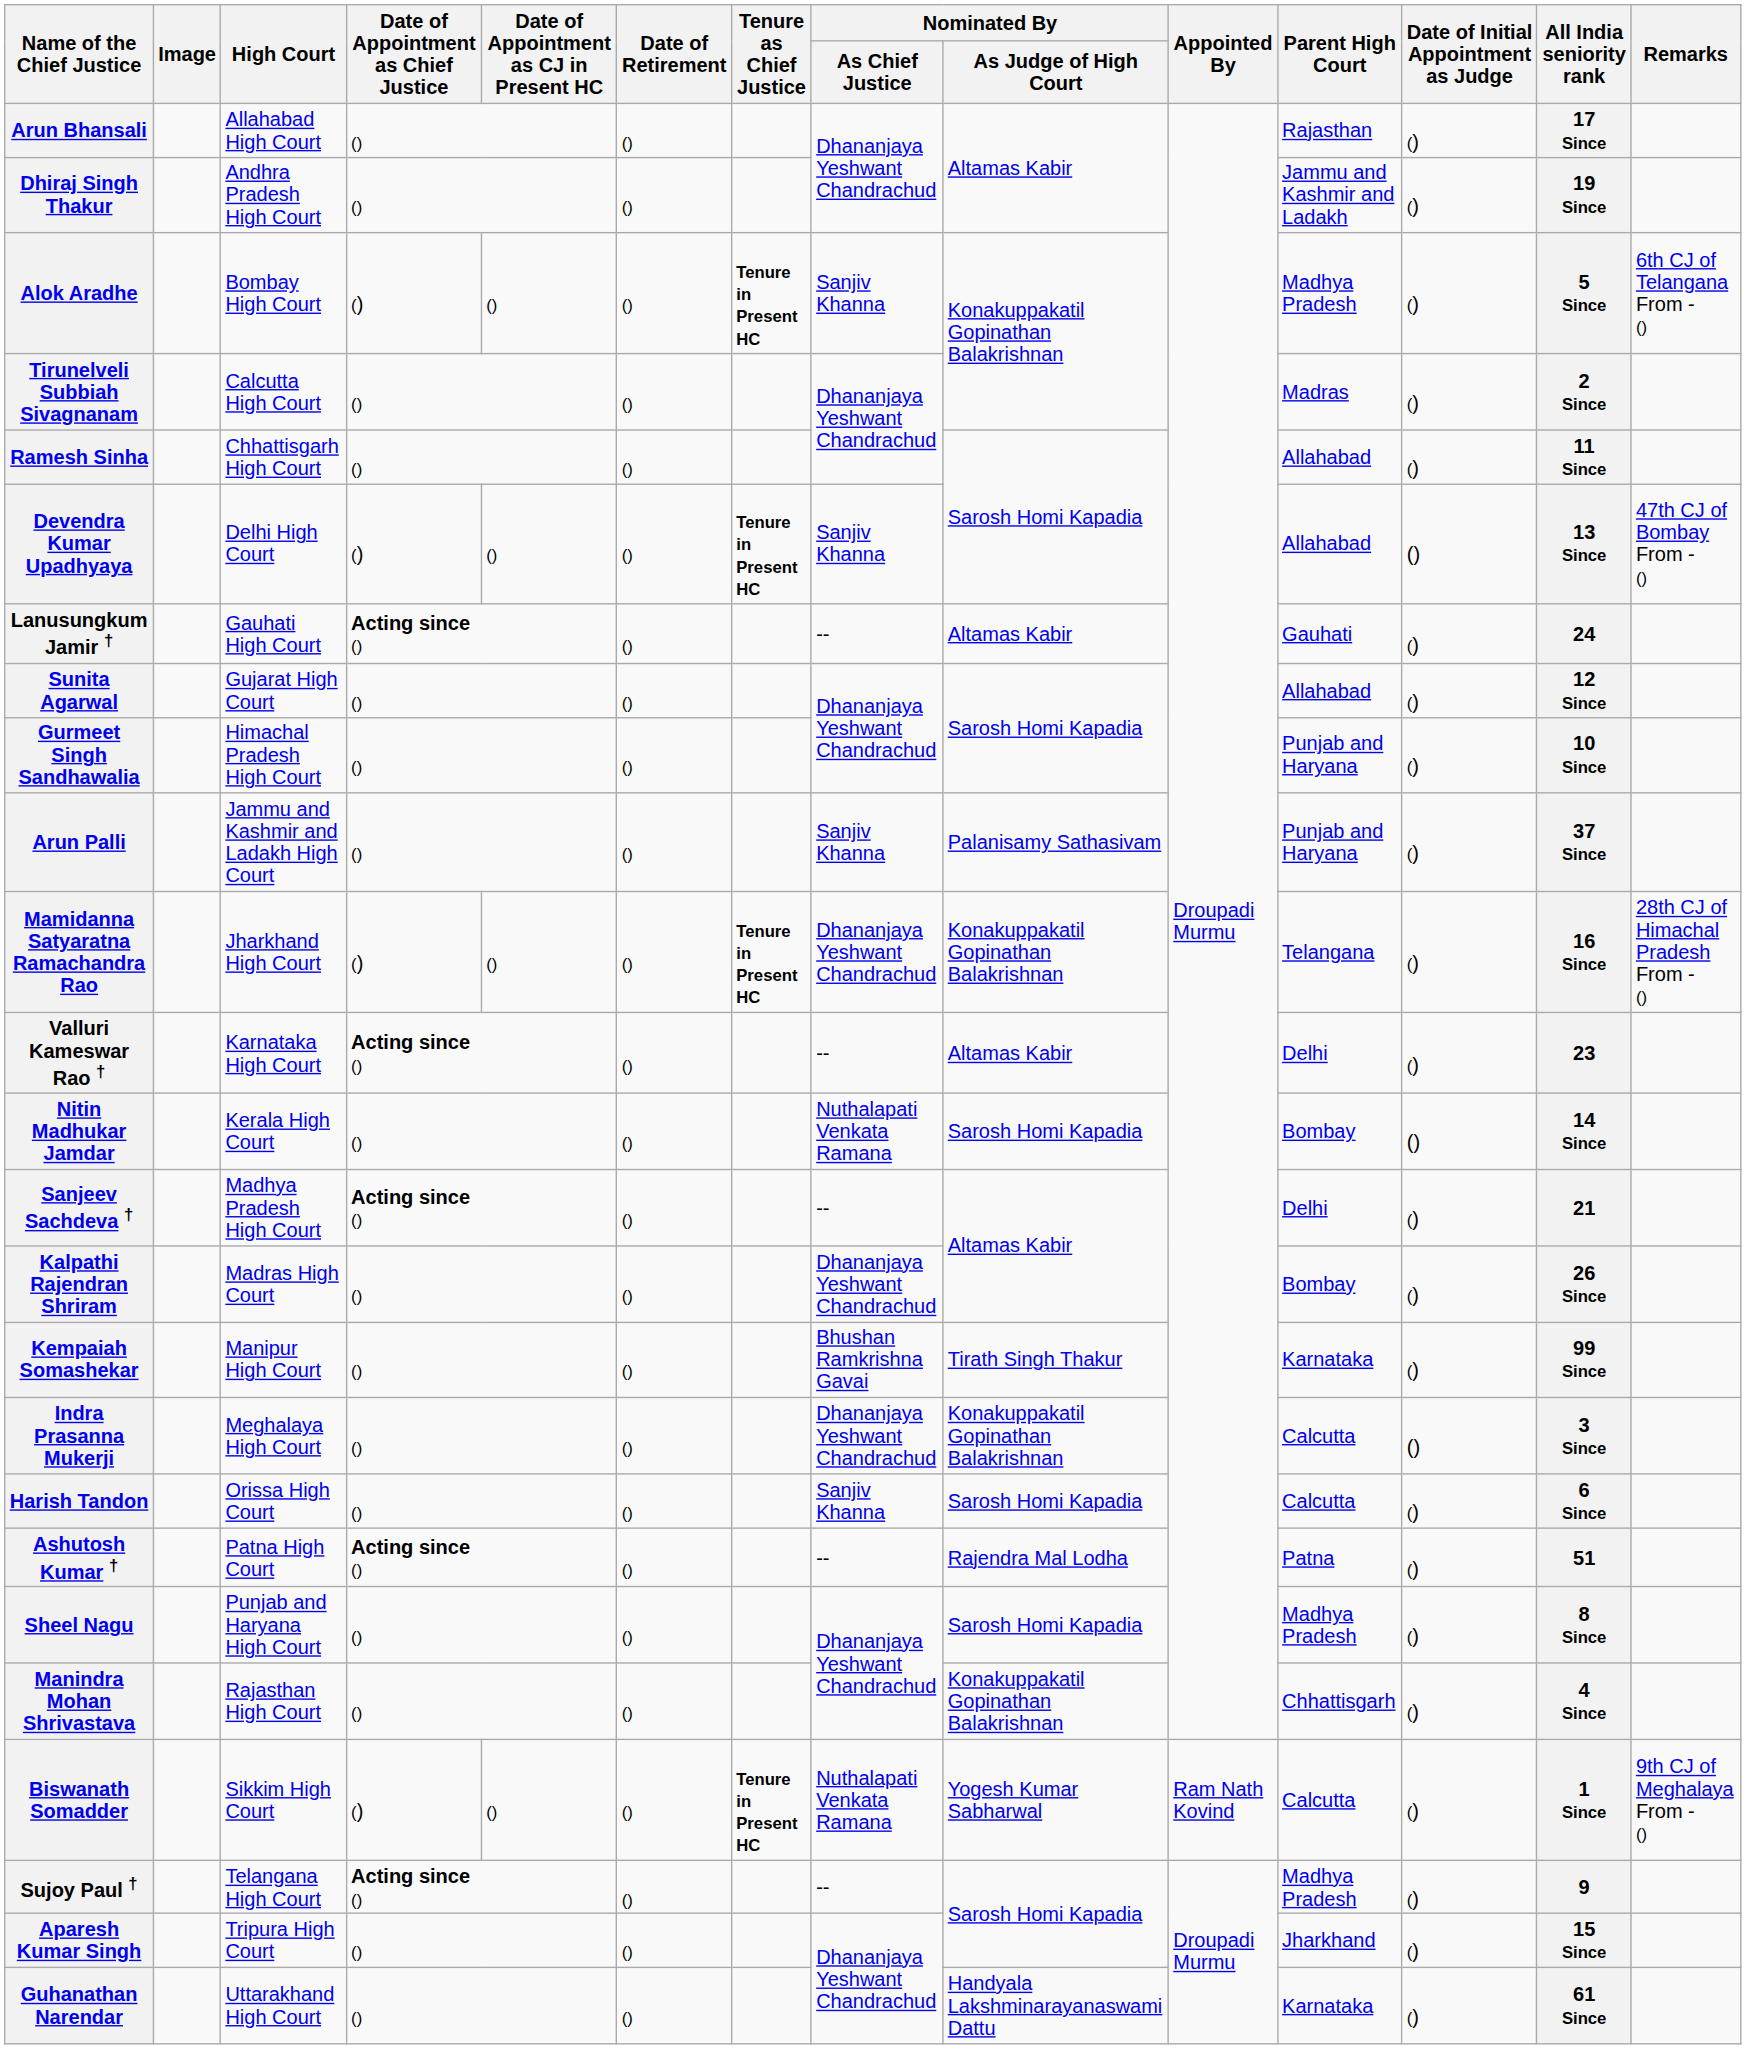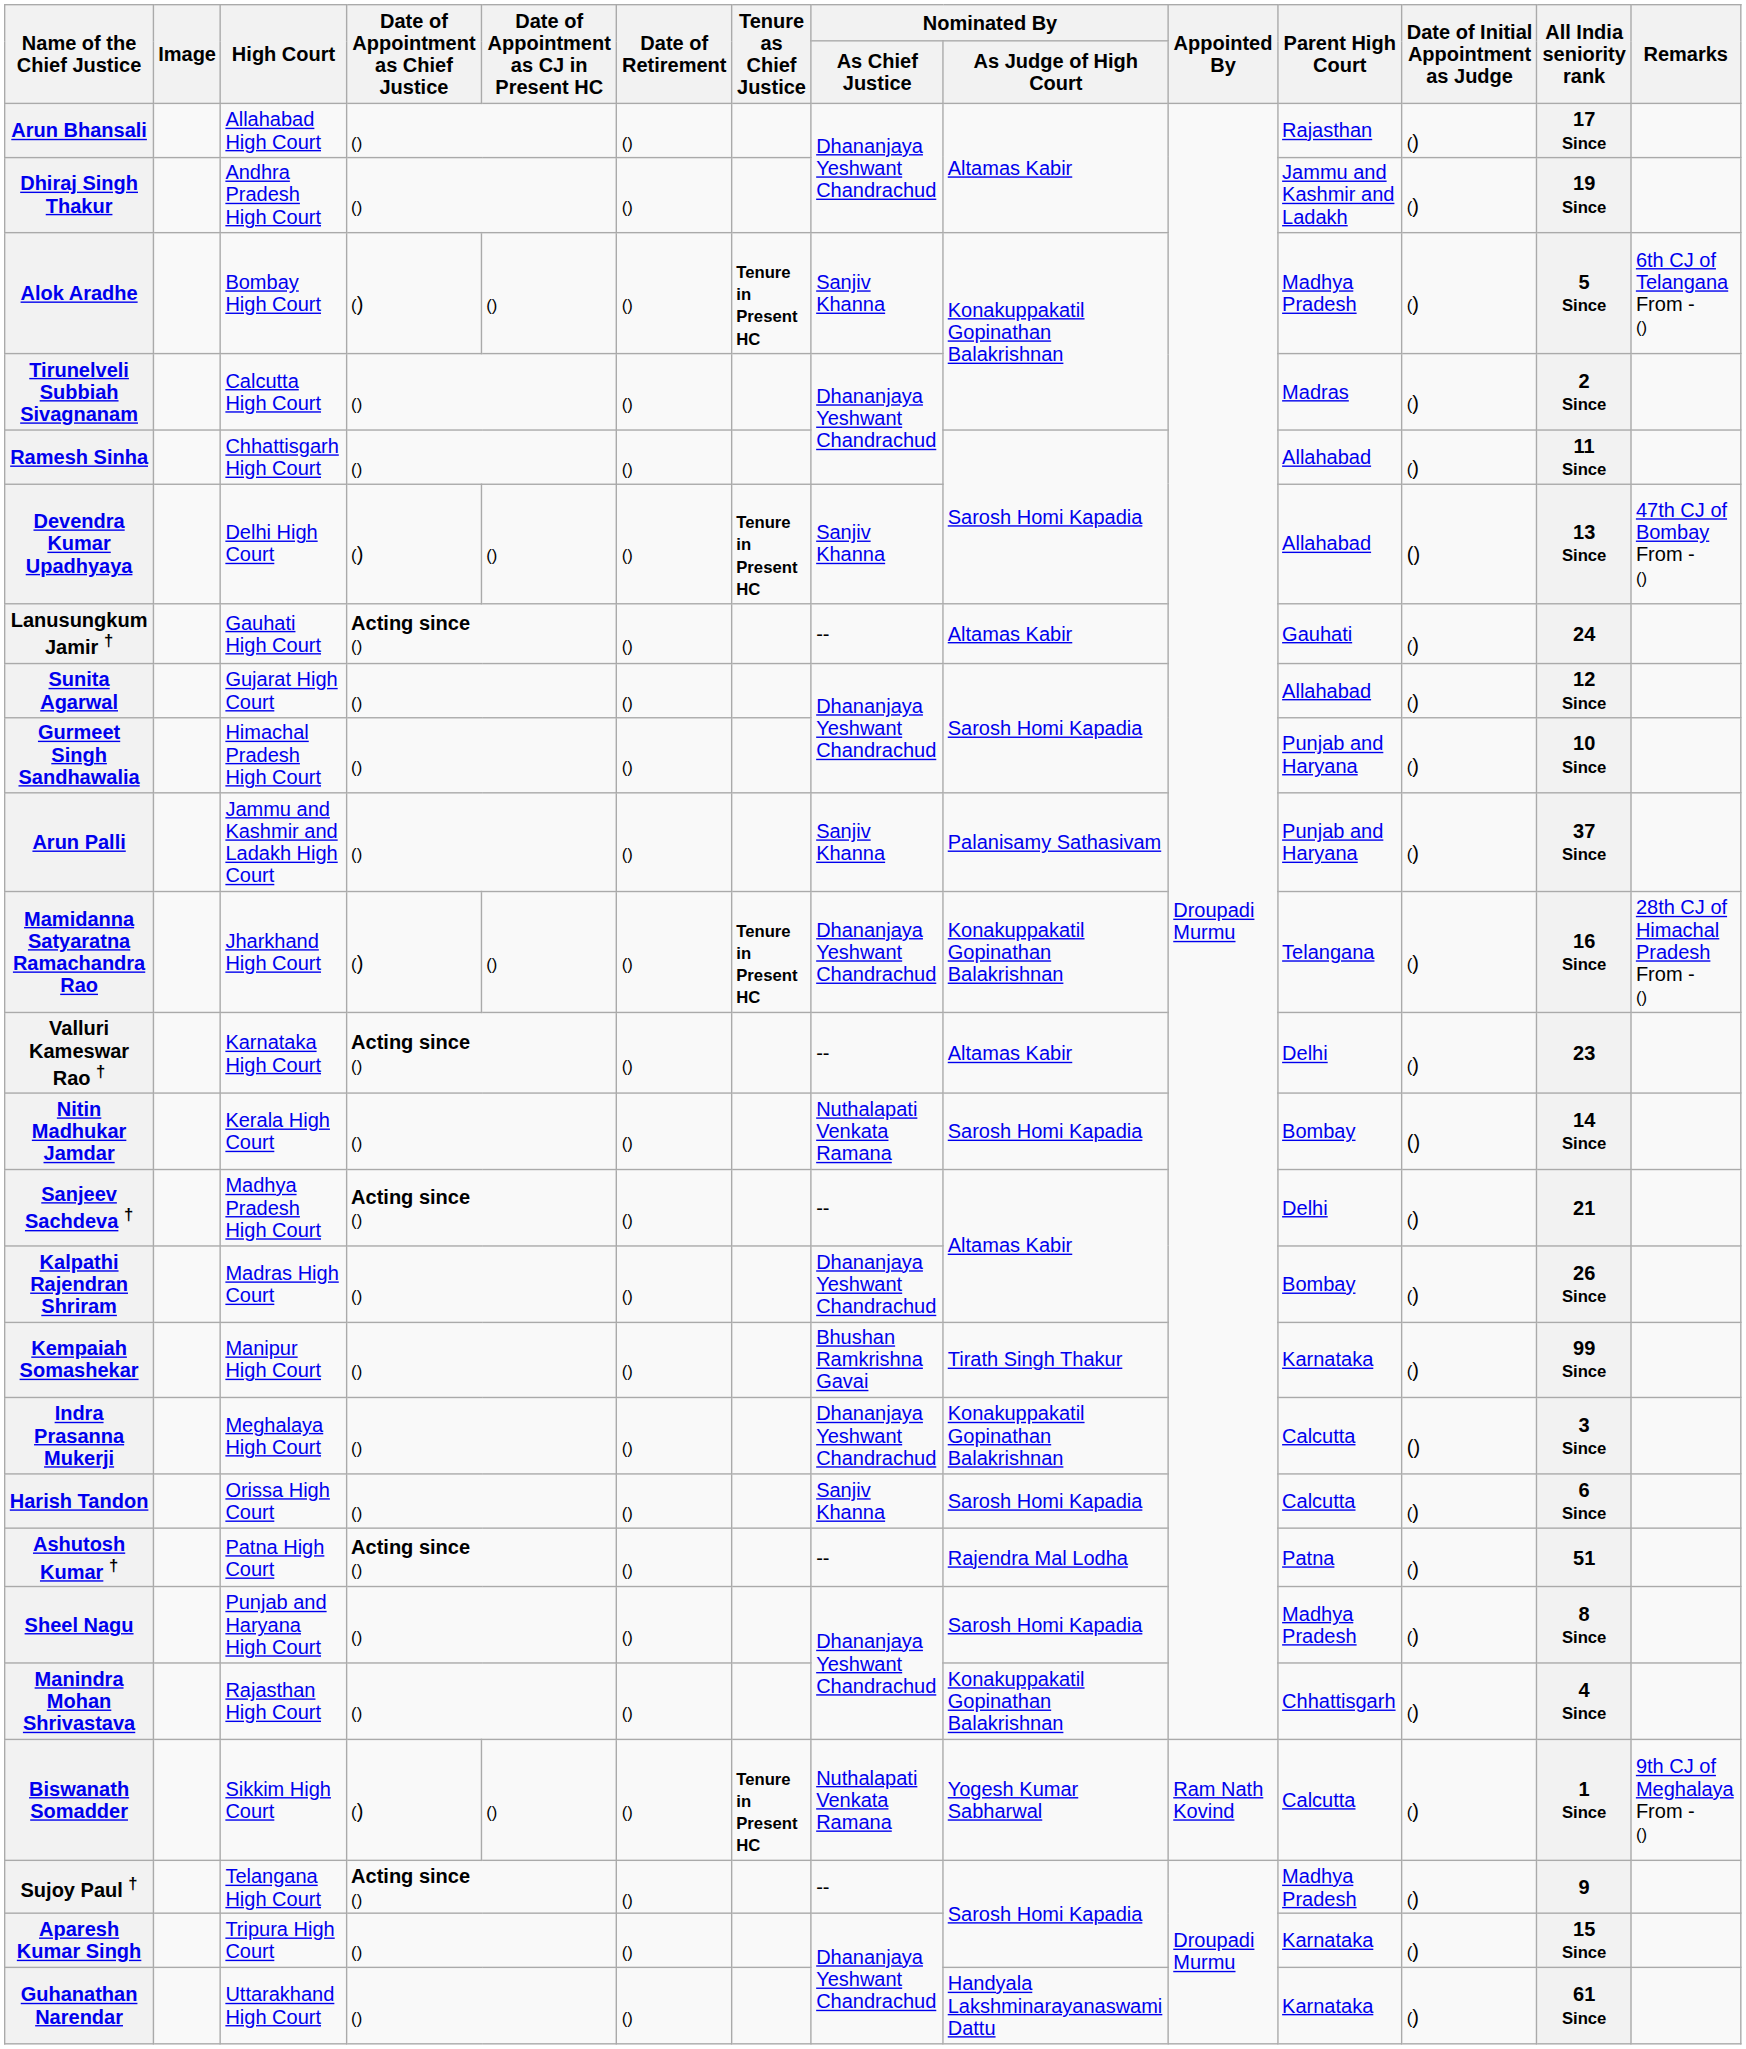(1329, 1941) Jharkhand -> (1328, 1941) Karnataka
